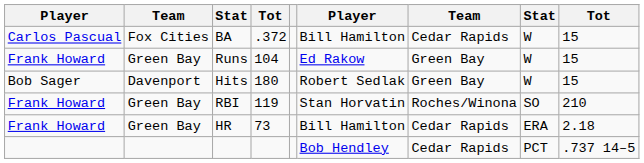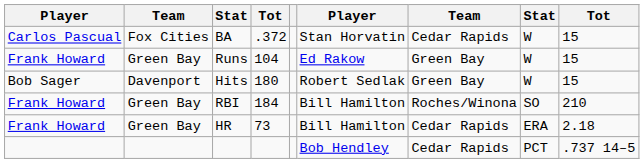(352, 38) Bill Hamilton -> (352, 38) Stan Horvatin
(266, 104) 119 -> (266, 104) 184
(352, 104) Stan Horvatin -> (352, 104) Bill Hamilton
